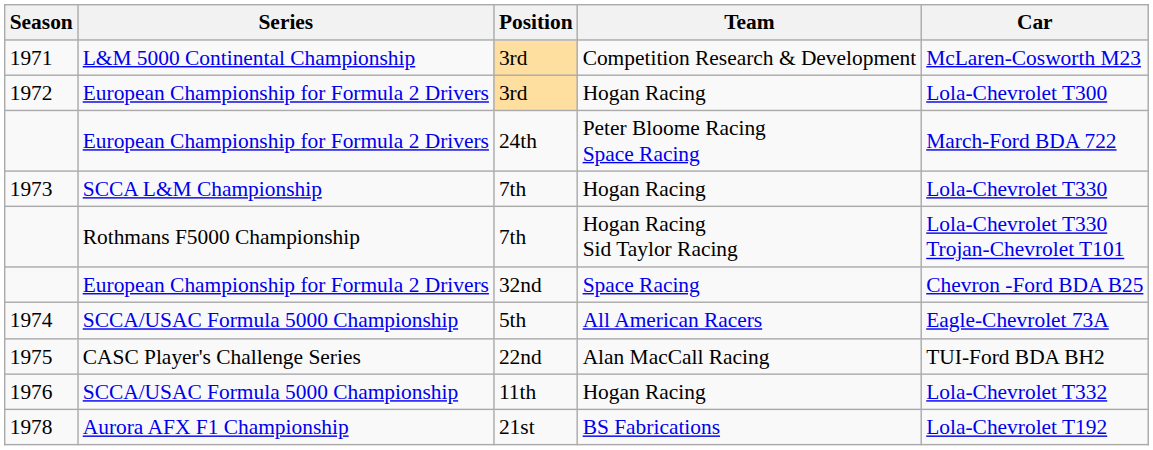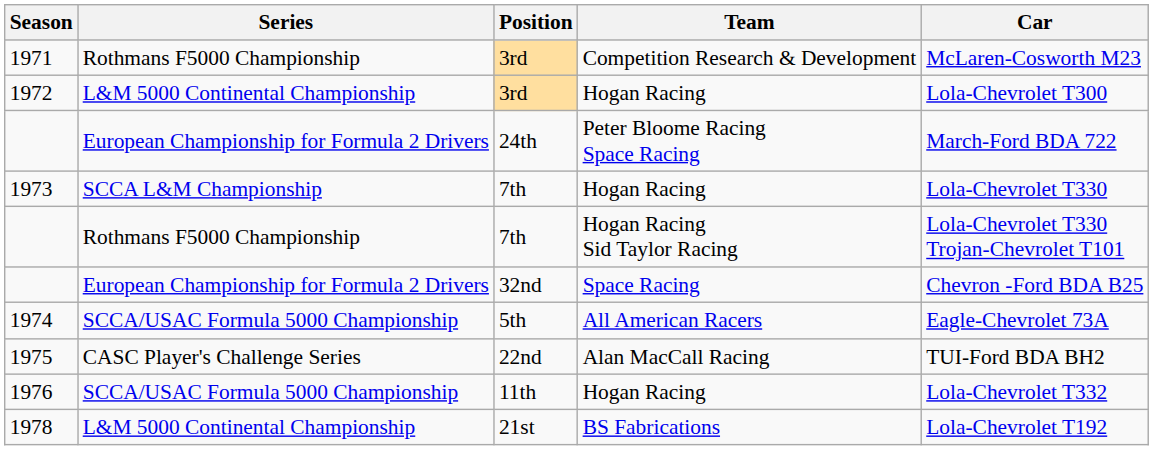(249, 57) L&M 5000 Continental Championship -> (221, 57) Rothmans F5000 Championship
(286, 93) European Championship for Formula 2 Drivers -> (249, 93) L&M 5000 Continental Championship
(216, 426) Aurora AFX F1 Championship -> (249, 426) L&M 5000 Continental Championship
